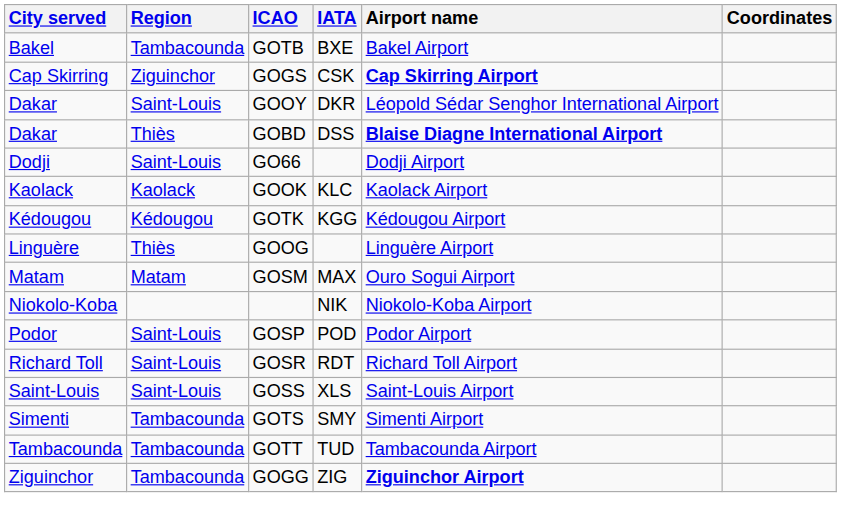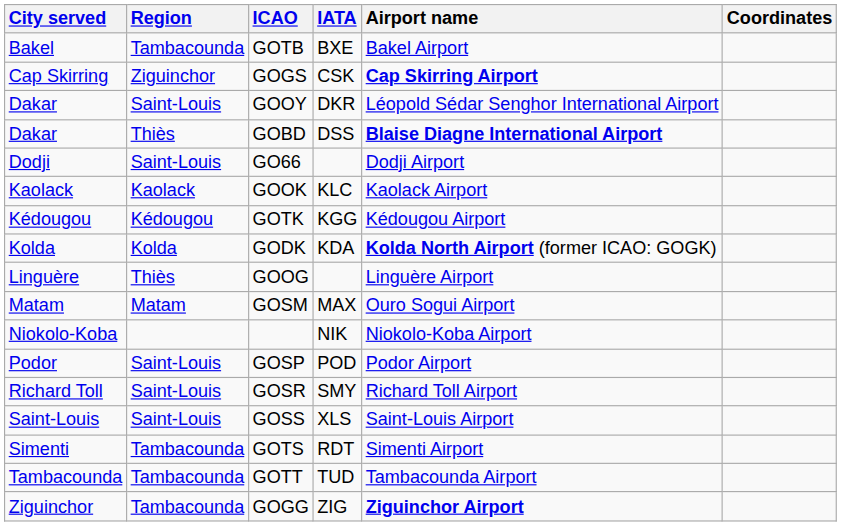+ row: (279, 248)
(336, 362) RDT -> (337, 391) SMY
(337, 420) SMY -> (336, 448) RDT
